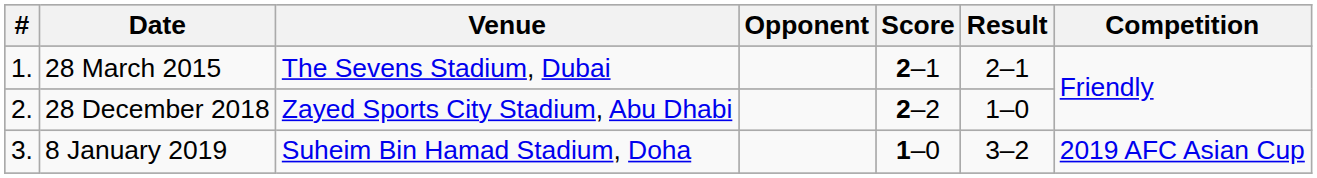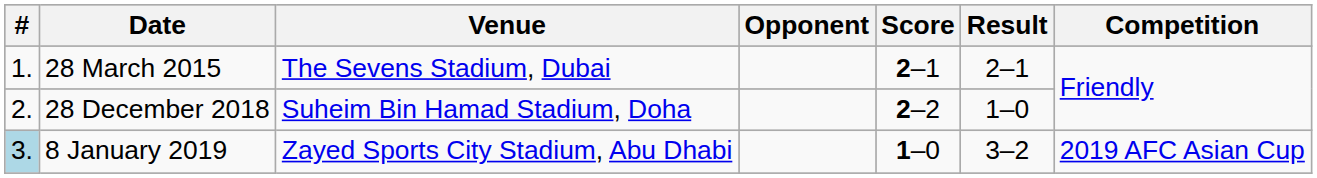(507, 109) Zayed Sports City Stadium, Abu Dhabi -> (487, 109) Suheim Bin Hamad Stadium, Doha
(22, 151) no background -> (22, 151) lightblue background
(487, 151) Suheim Bin Hamad Stadium, Doha -> (507, 151) Zayed Sports City Stadium, Abu Dhabi
